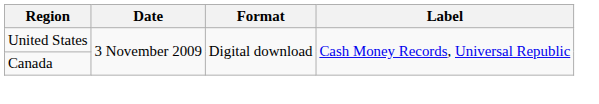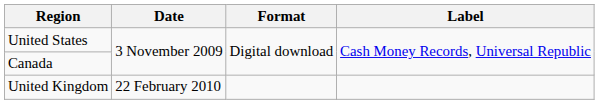+ row: (58, 87)
